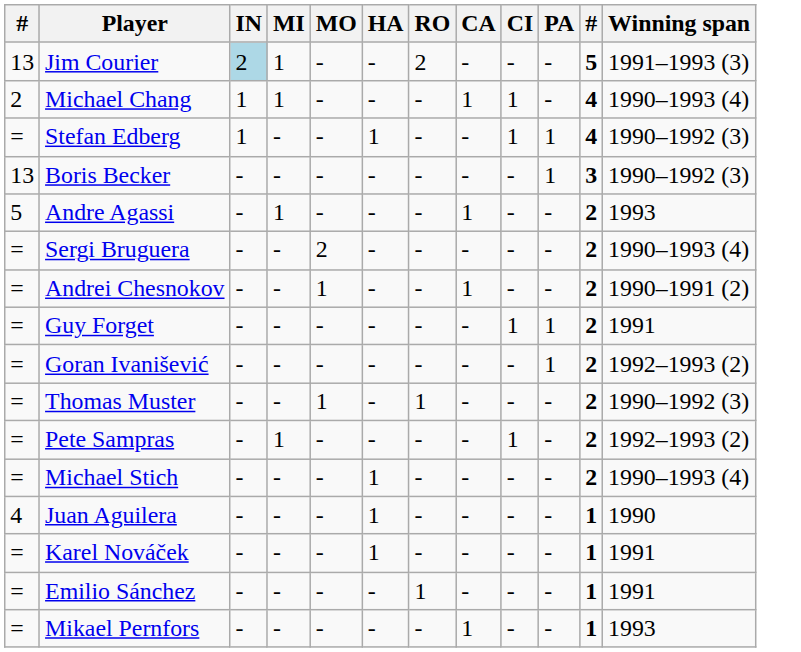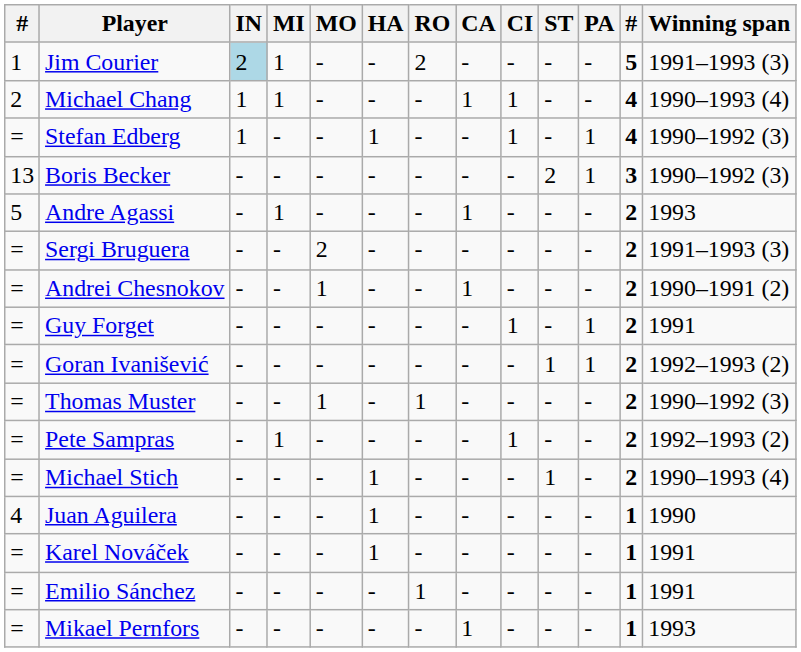+ column: (559, 23)
(22, 61) 13 -> (16, 61) 1
(679, 250) 1990–1993 (4) -> (719, 250) 1991–1993 (3)
